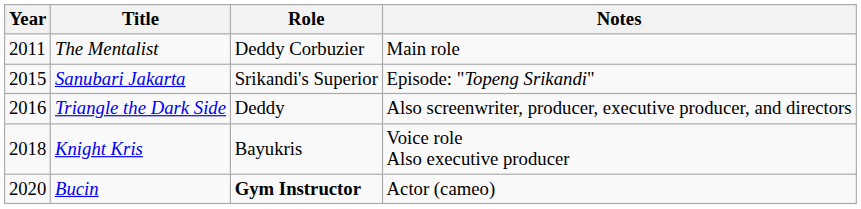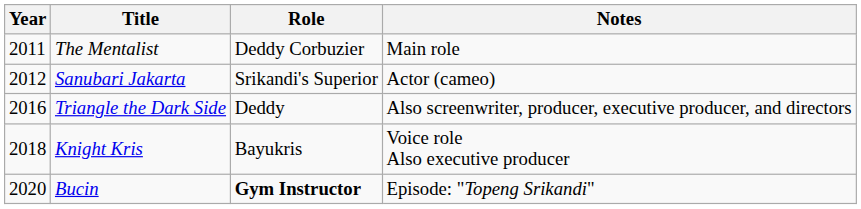(28, 78) 2015 -> (28, 78) 2012
(491, 78) Episode: "Topeng Srikandi" -> (441, 78) Actor (cameo)
(441, 188) Actor (cameo) -> (491, 188) Episode: "Topeng Srikandi"
